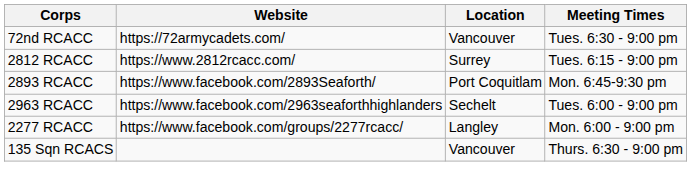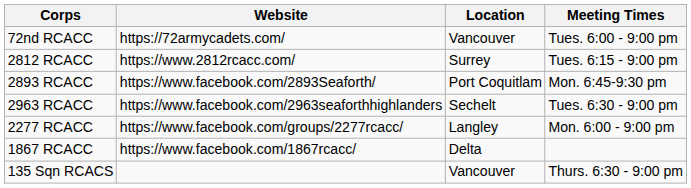(613, 37) Tues. 6:30 - 9:00 pm -> (613, 37) Tues. 6:00 - 9:00 pm
(613, 104) Tues. 6:00 - 9:00 pm -> (613, 104) Tues. 6:30 - 9:00 pm
+ row: (50, 149)
